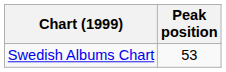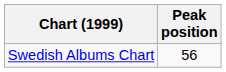(189, 55) 53 -> (189, 55) 56
